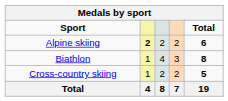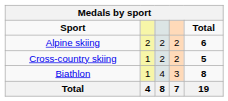(148, 43) bold -> (148, 43) normal
rows swapped: (73, 58) <-> (73, 73)
